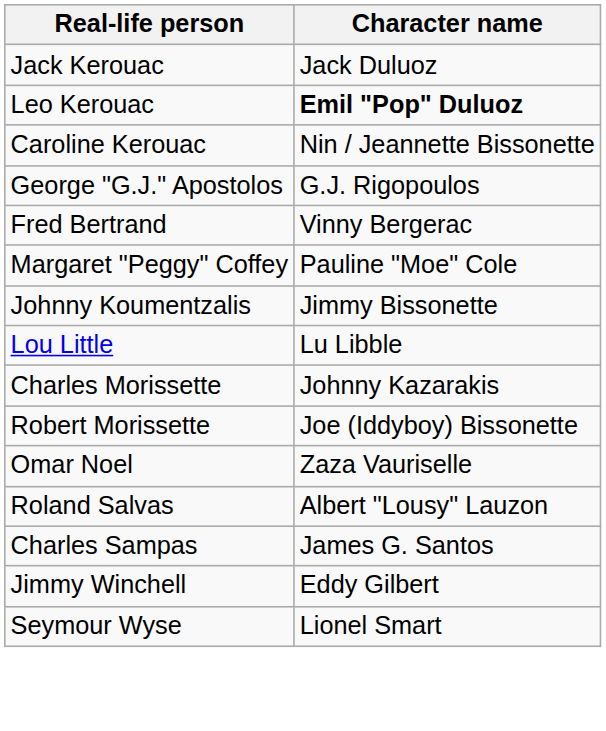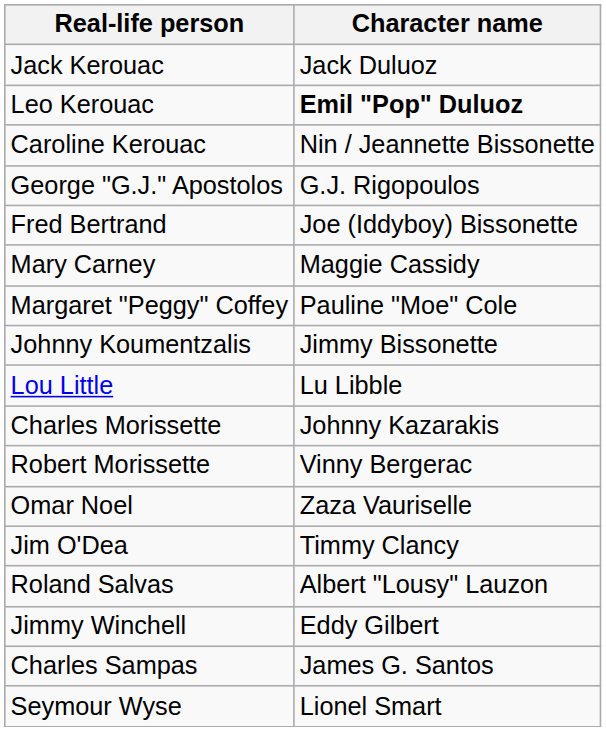(386, 225) Vinny Bergerac -> (439, 225) Joe (Iddyboy) Bissonette
+ row: (83, 265)
(439, 425) Joe (Iddyboy) Bissonette -> (386, 465) Vinny Bergerac
+ row: (69, 545)
rows swapped: (104, 545) <-> (98, 585)
